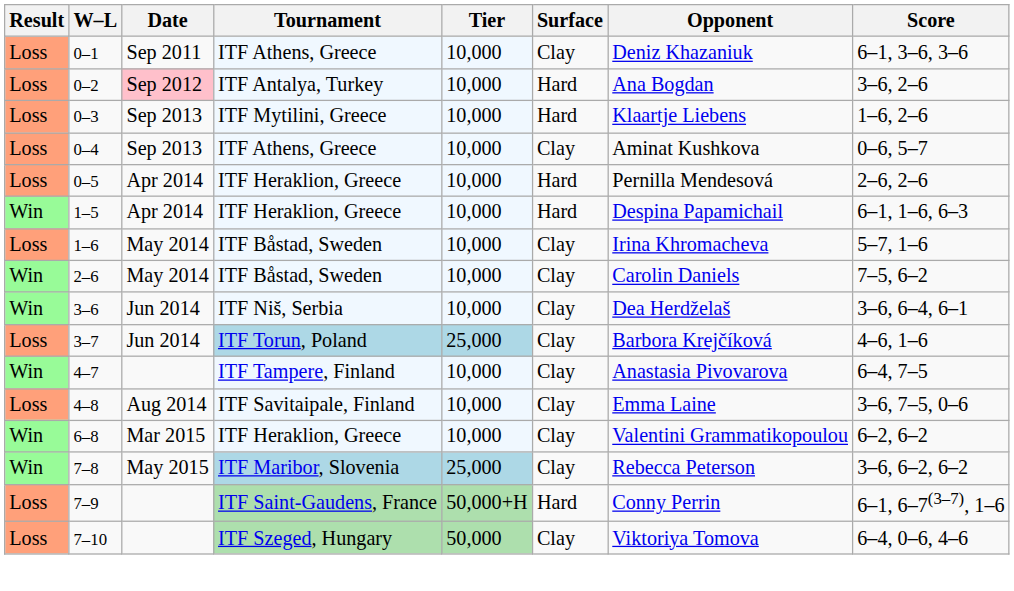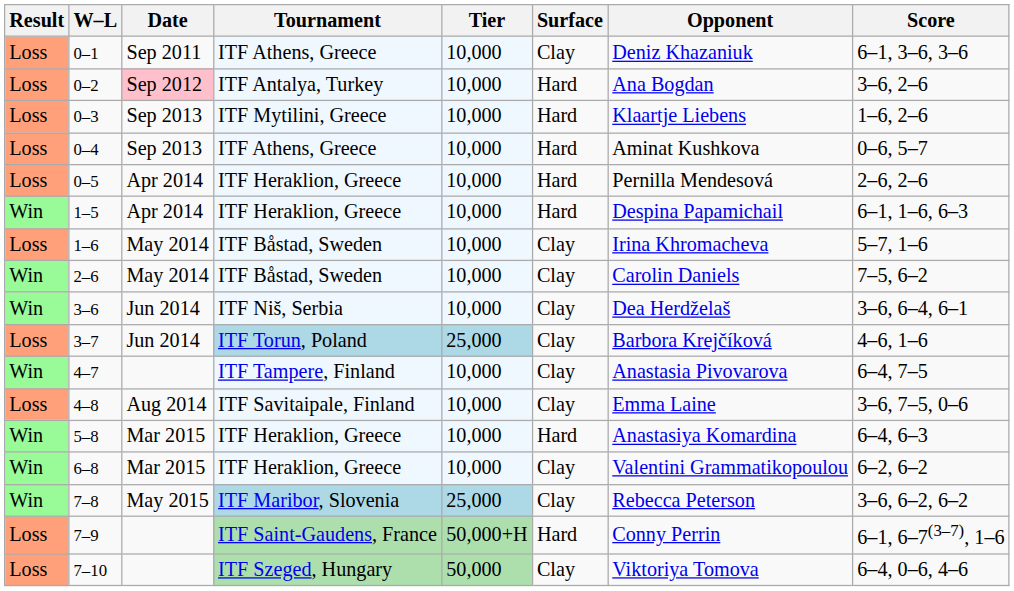(556, 148) Clay -> (557, 148) Hard
+ row: (86, 437)
